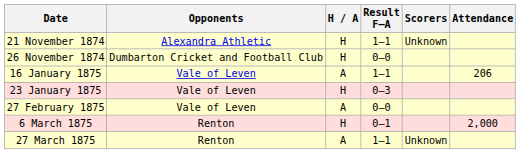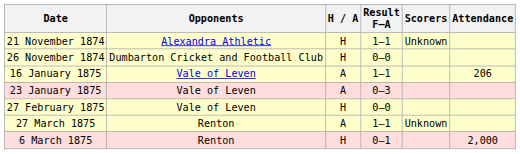(343, 90) H -> (343, 90) A
(343, 107) A -> (343, 107) H
rows swapped: (56, 124) <-> (56, 140)
